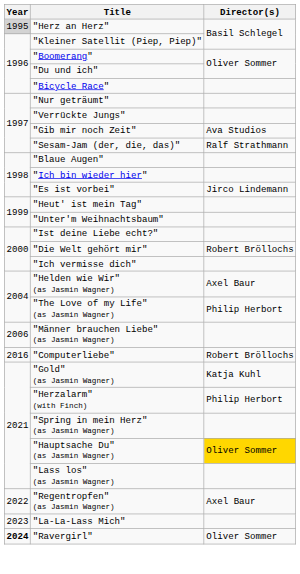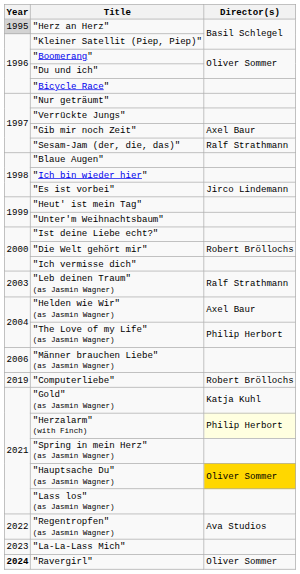(236, 130) Ava Studios -> (231, 130) Axel Baur
+ row: (82, 284)
(17, 355) 2016 -> (17, 380) 2019
(245, 400) no background -> (245, 425) lightyellow background
(231, 501) Axel Baur -> (236, 527) Ava Studios
